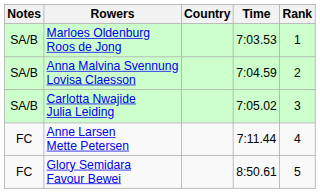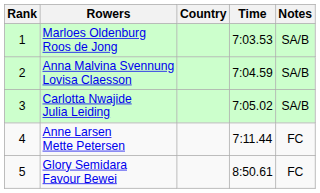columns swapped: (297, 14) <-> (24, 14)
